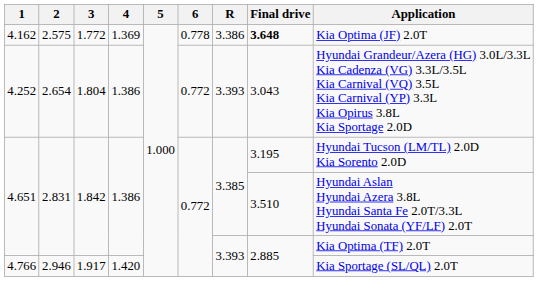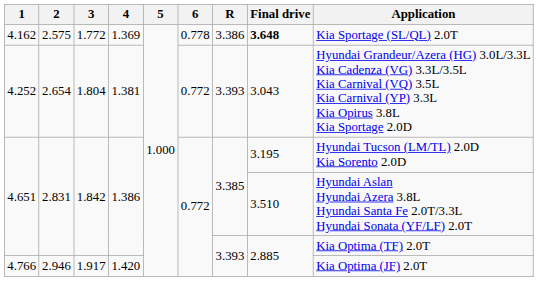(372, 34) Kia Optima (JF) 2.0T -> (387, 34) Kia Sportage (SL/QL) 2.0T
(126, 91) 1.386 -> (126, 91) 1.381
(387, 266) Kia Sportage (SL/QL) 2.0T -> (372, 266) Kia Optima (JF) 2.0T
